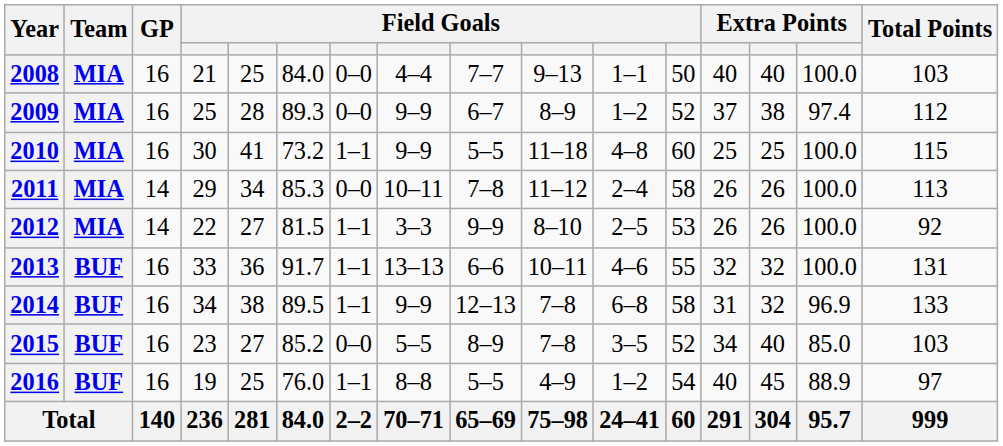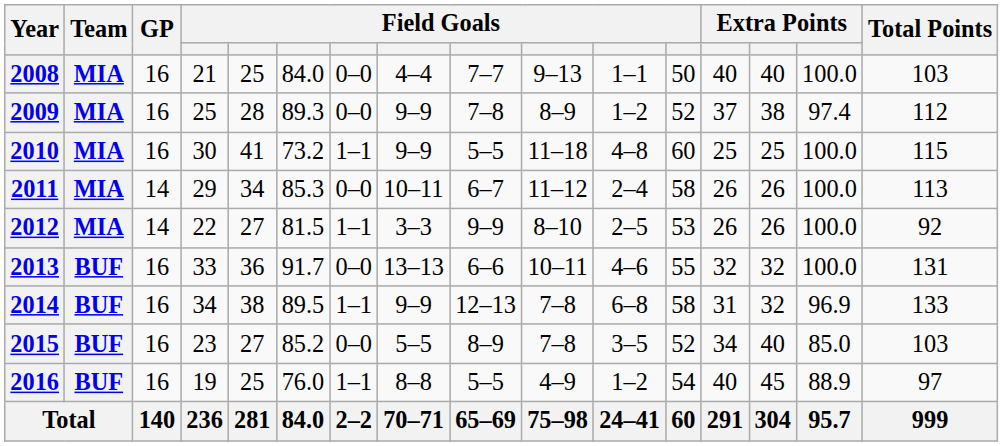(486, 112) 6–7 -> (486, 112) 7–8
(486, 189) 7–8 -> (486, 189) 6–7
(354, 266) 1–1 -> (354, 266) 0–0
